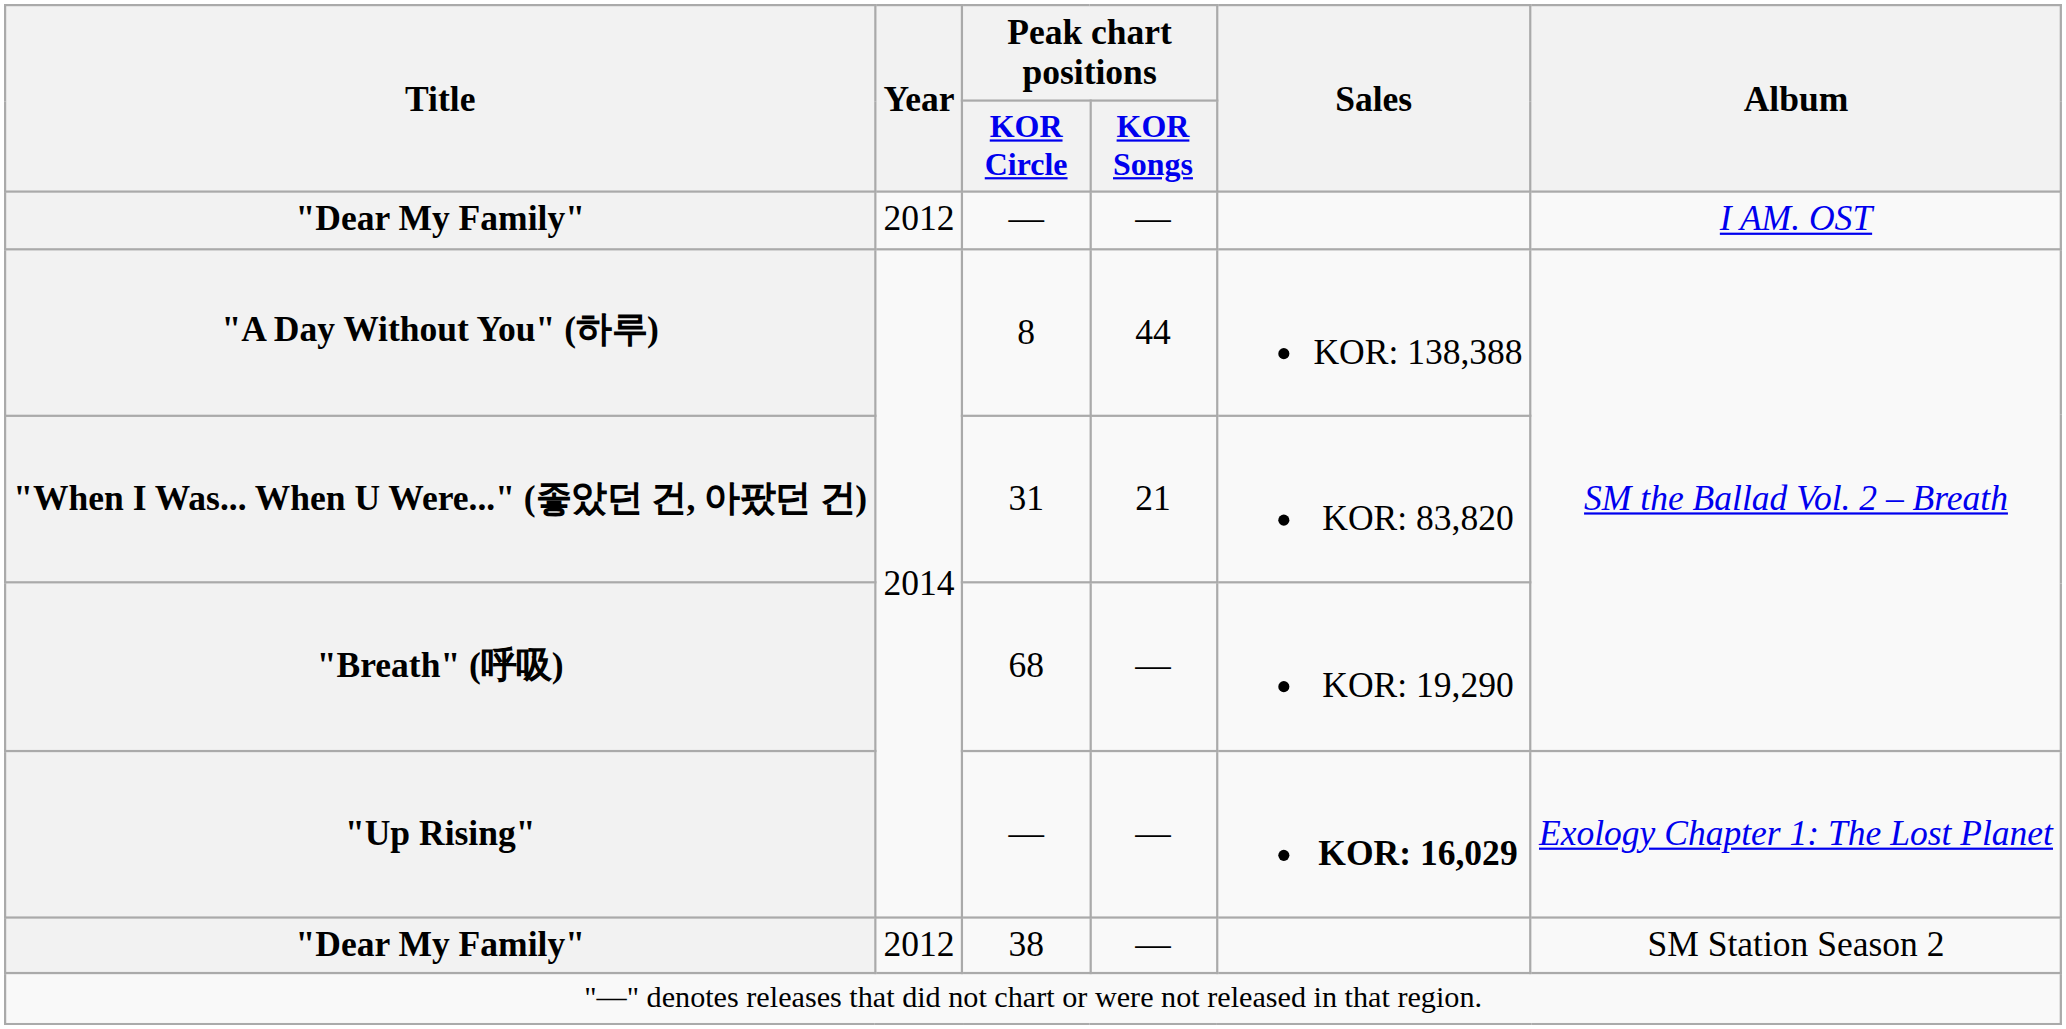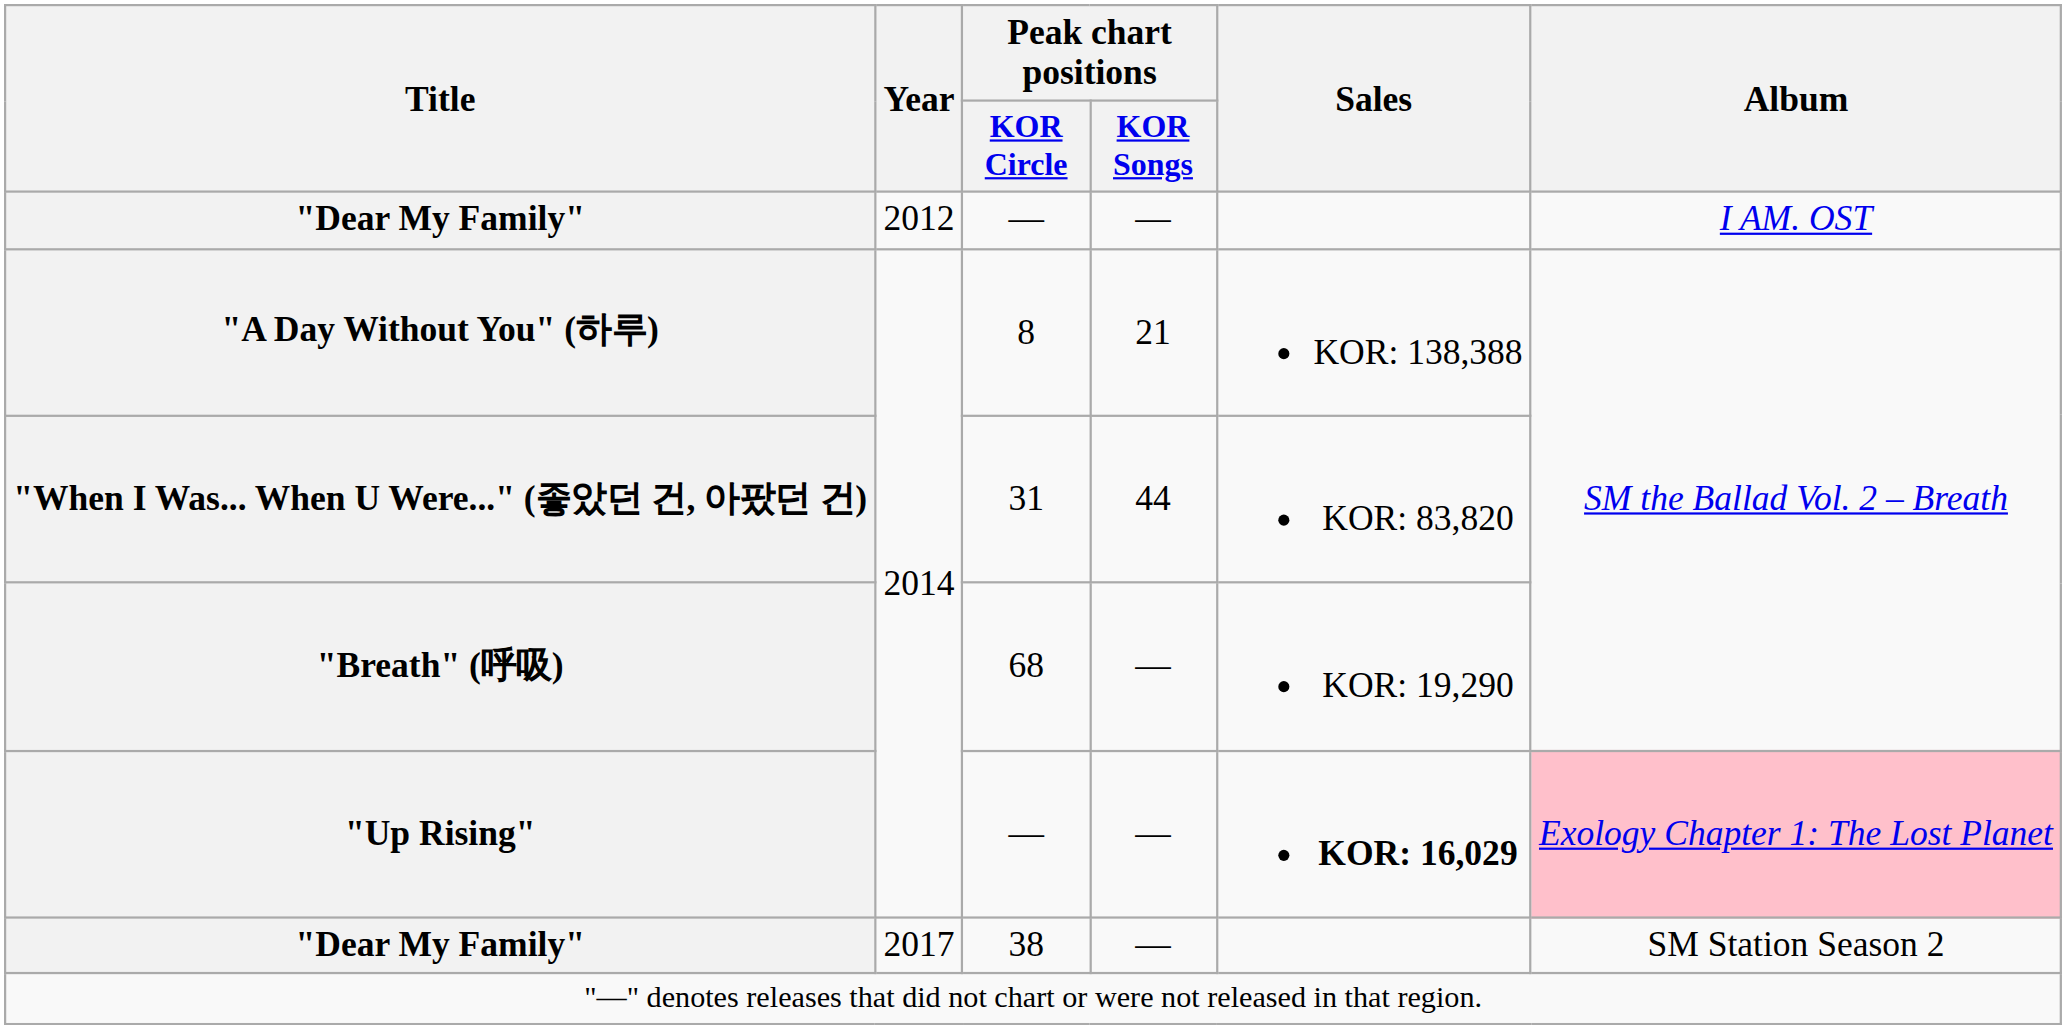(1153, 331) 44 -> (1153, 331) 21
(1153, 498) 21 -> (1153, 498) 44
(1796, 833) no background -> (1796, 833) pink background
(919, 945) 2012 -> (919, 945) 2017
